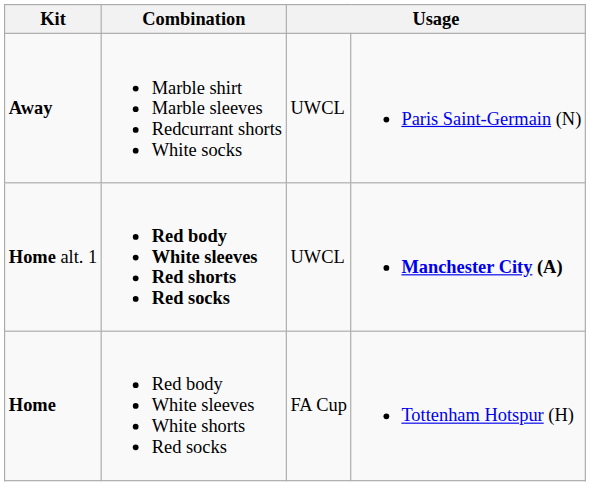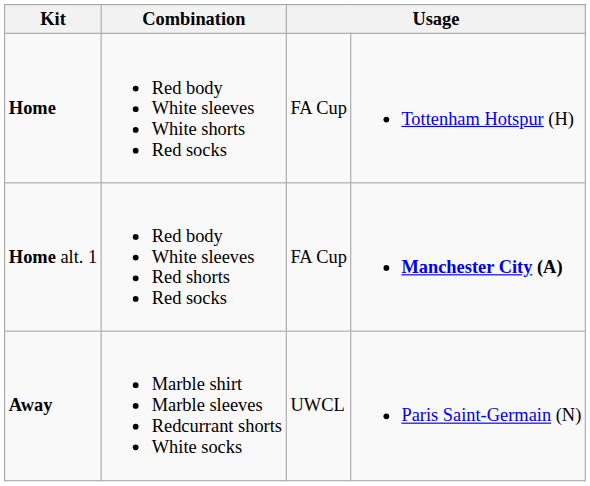rows swapped: (32, 405) <-> (31, 108)
(194, 267) bold -> (194, 267) normal
(318, 256) UWCL -> (319, 256) FA Cup
